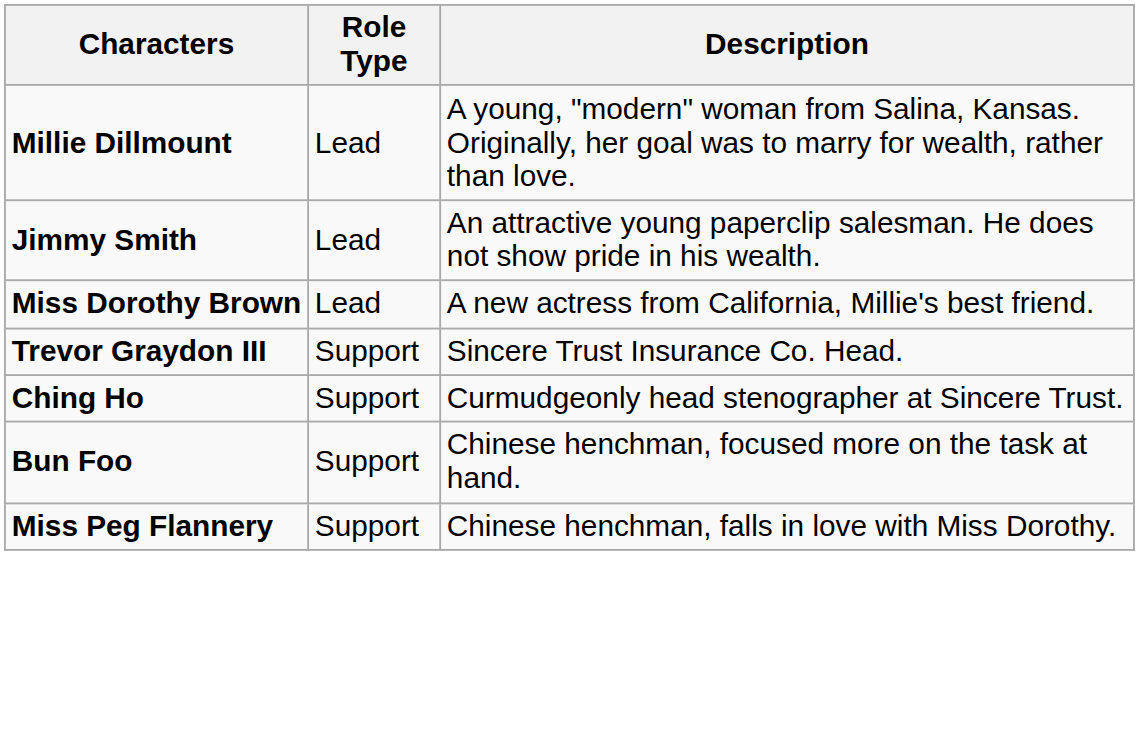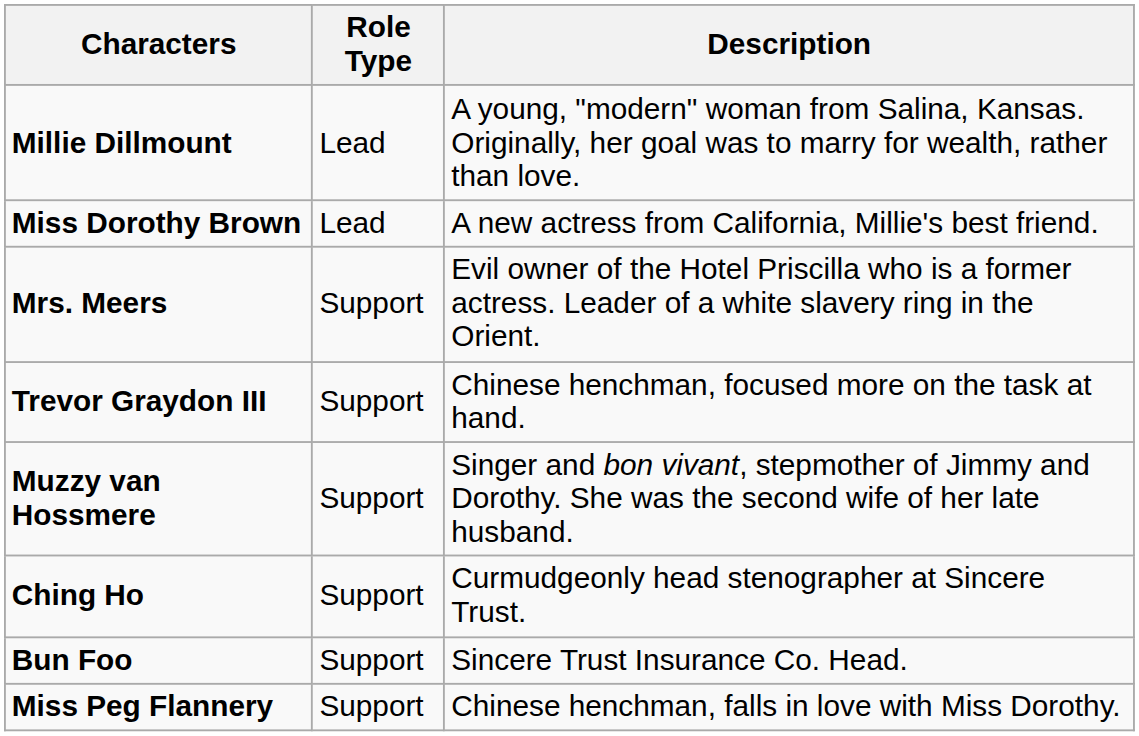- row: (104, 239)
+ row: (90, 303)
(675, 350) Sincere Trust Insurance Co. Head. -> (771, 401) Chinese henchman, focused more on the task at hand.
+ row: (86, 498)
(767, 461) Chinese henchman, focused more on the task at hand. -> (680, 659) Sincere Trust Insurance Co. Head.
